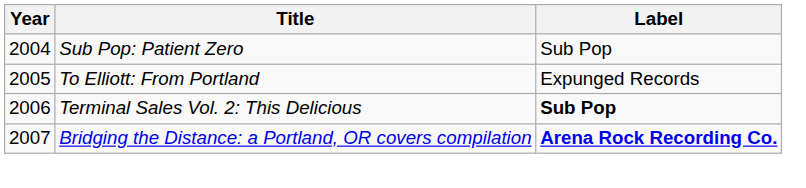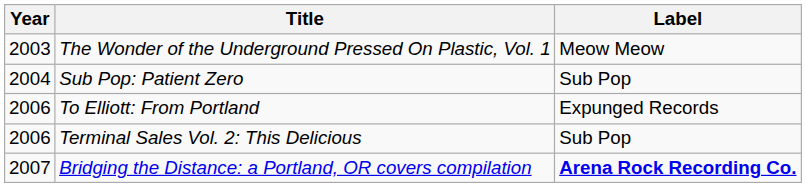+ row: (305, 49)
(30, 78) 2005 -> (30, 108) 2006
(578, 108) bold -> (595, 138) normal
